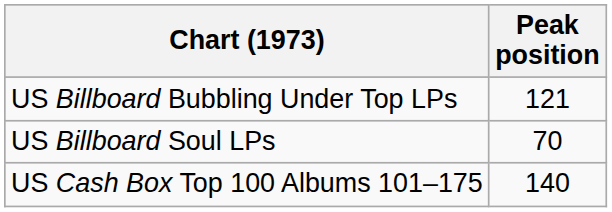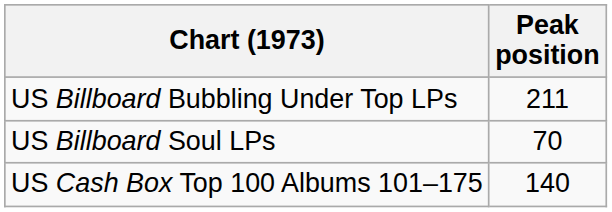(547, 98) 121 -> (547, 98) 211
